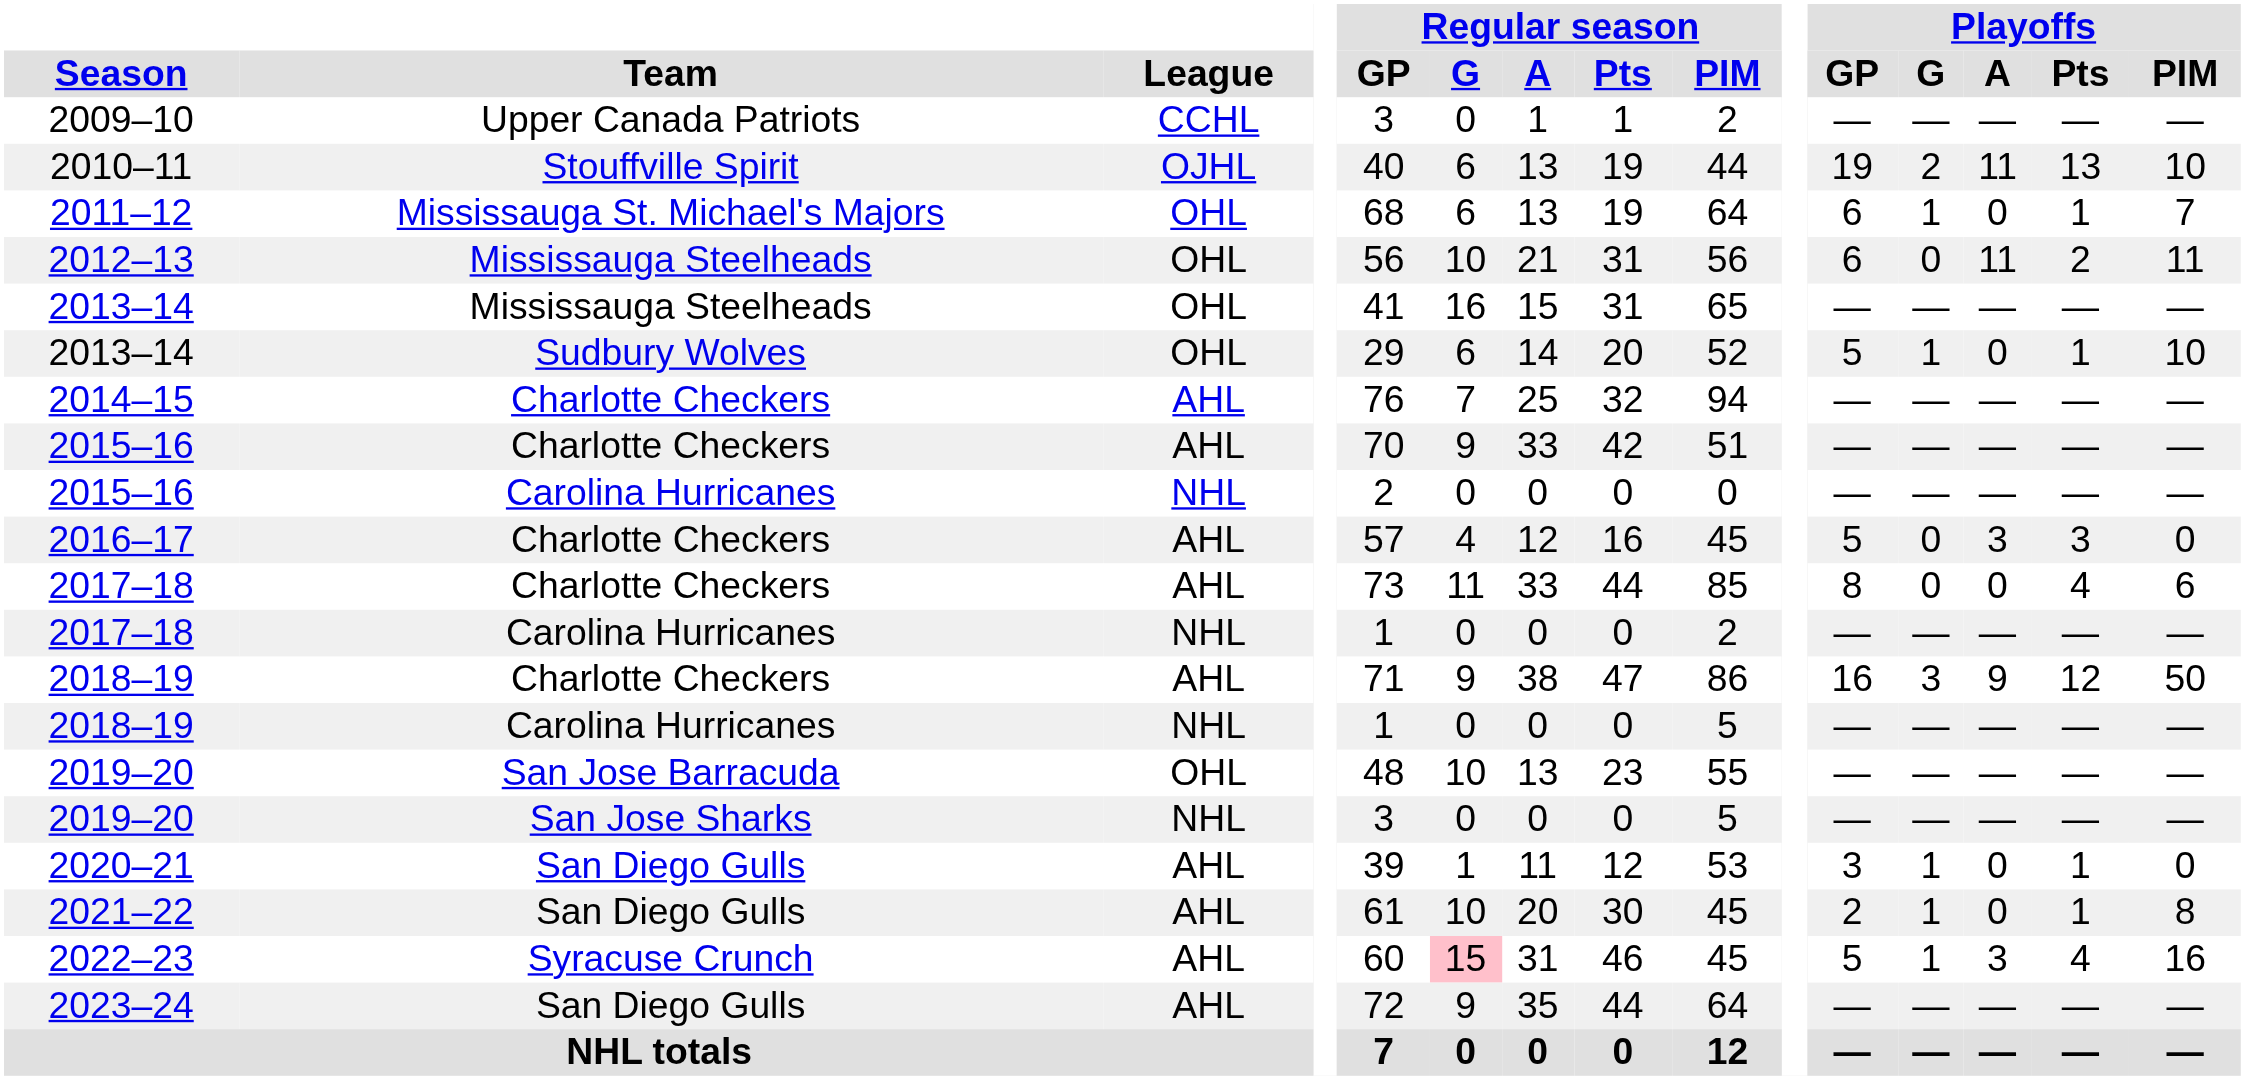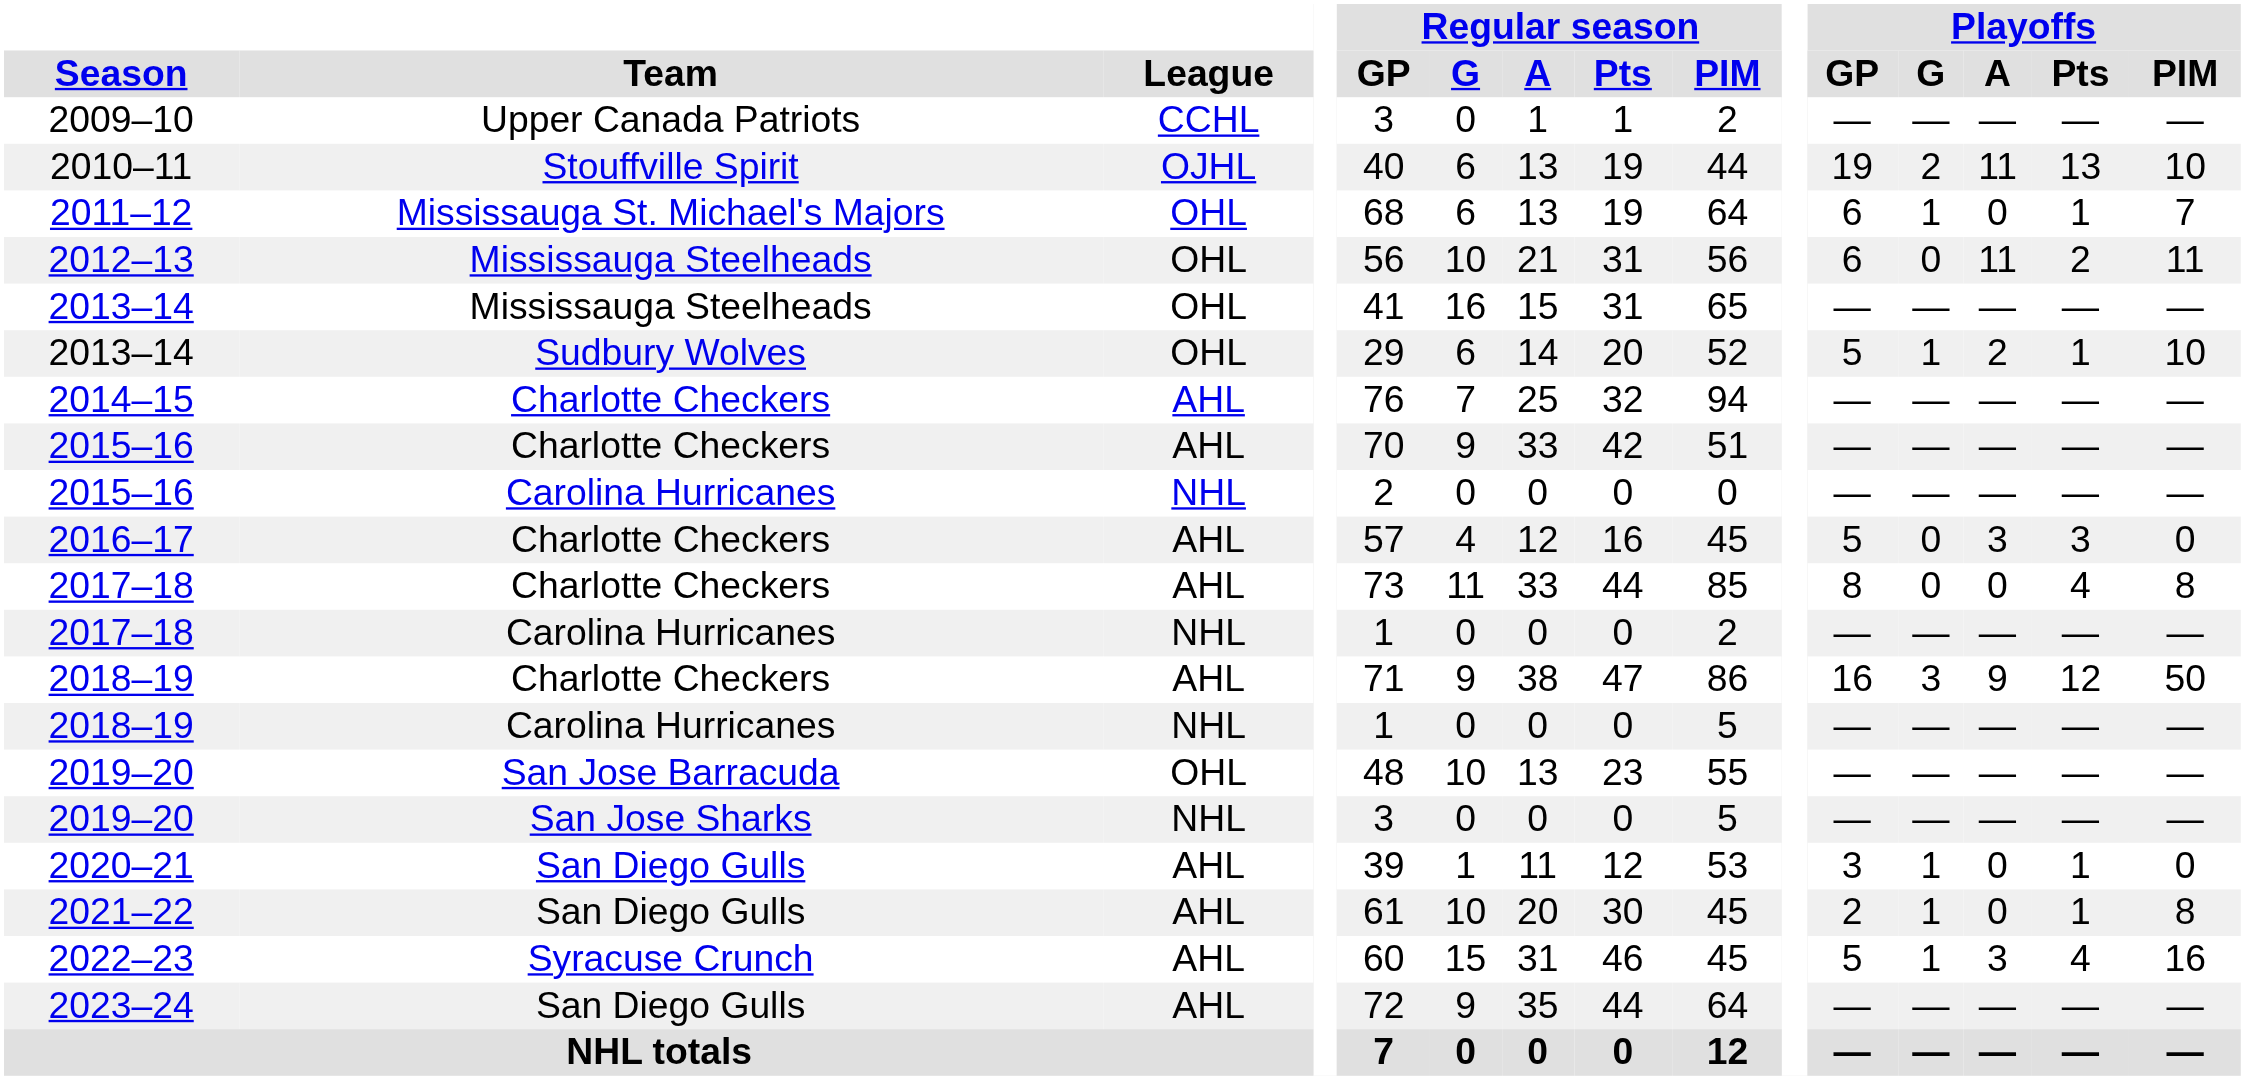(1997, 352) 0 -> (1997, 352) 2
(2185, 585) 6 -> (2185, 585) 8
(1466, 958) pink background -> (1466, 958) no background
